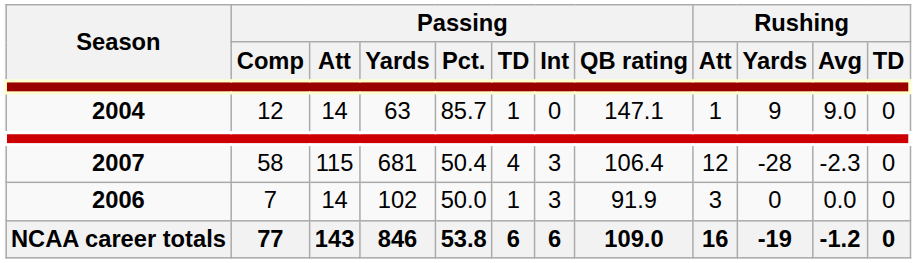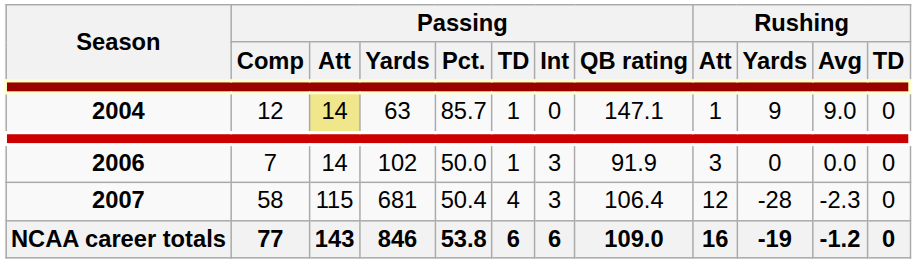(335, 112) no background -> (335, 112) khaki background
rows swapped: (118, 201) <-> (118, 163)
